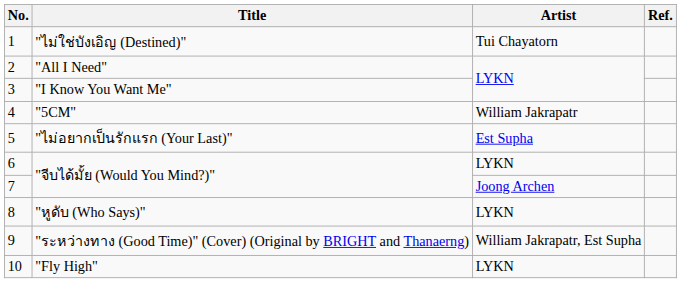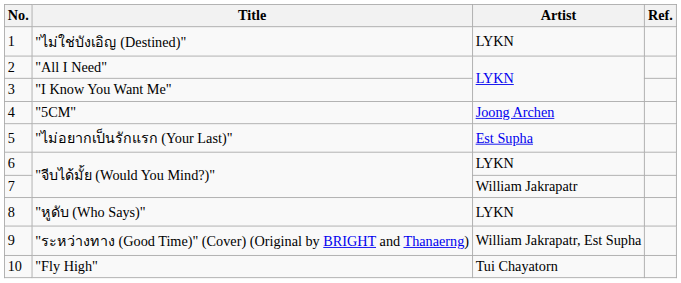(517, 41) Tui Chayatorn -> (495, 41) LYKN
(527, 112) William Jakrapatr -> (515, 112) Joong Archen
(515, 186) Joong Archen -> (527, 186) William Jakrapatr
(495, 266) LYKN -> (517, 266) Tui Chayatorn
